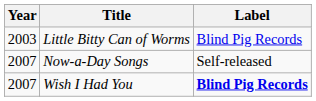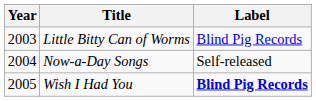(22, 61) 2007 -> (22, 61) 2004
(22, 84) 2007 -> (22, 84) 2005
